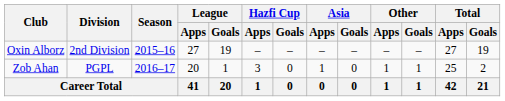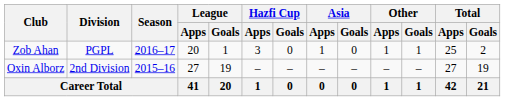rows swapped: (36, 50) <-> (36, 68)
